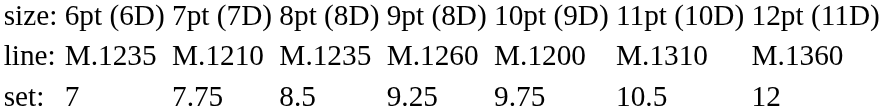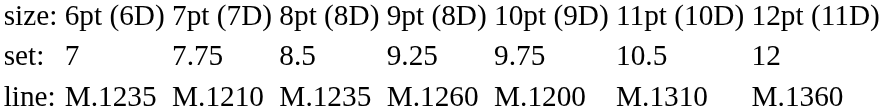rows swapped: (24, 96) <-> (30, 55)
